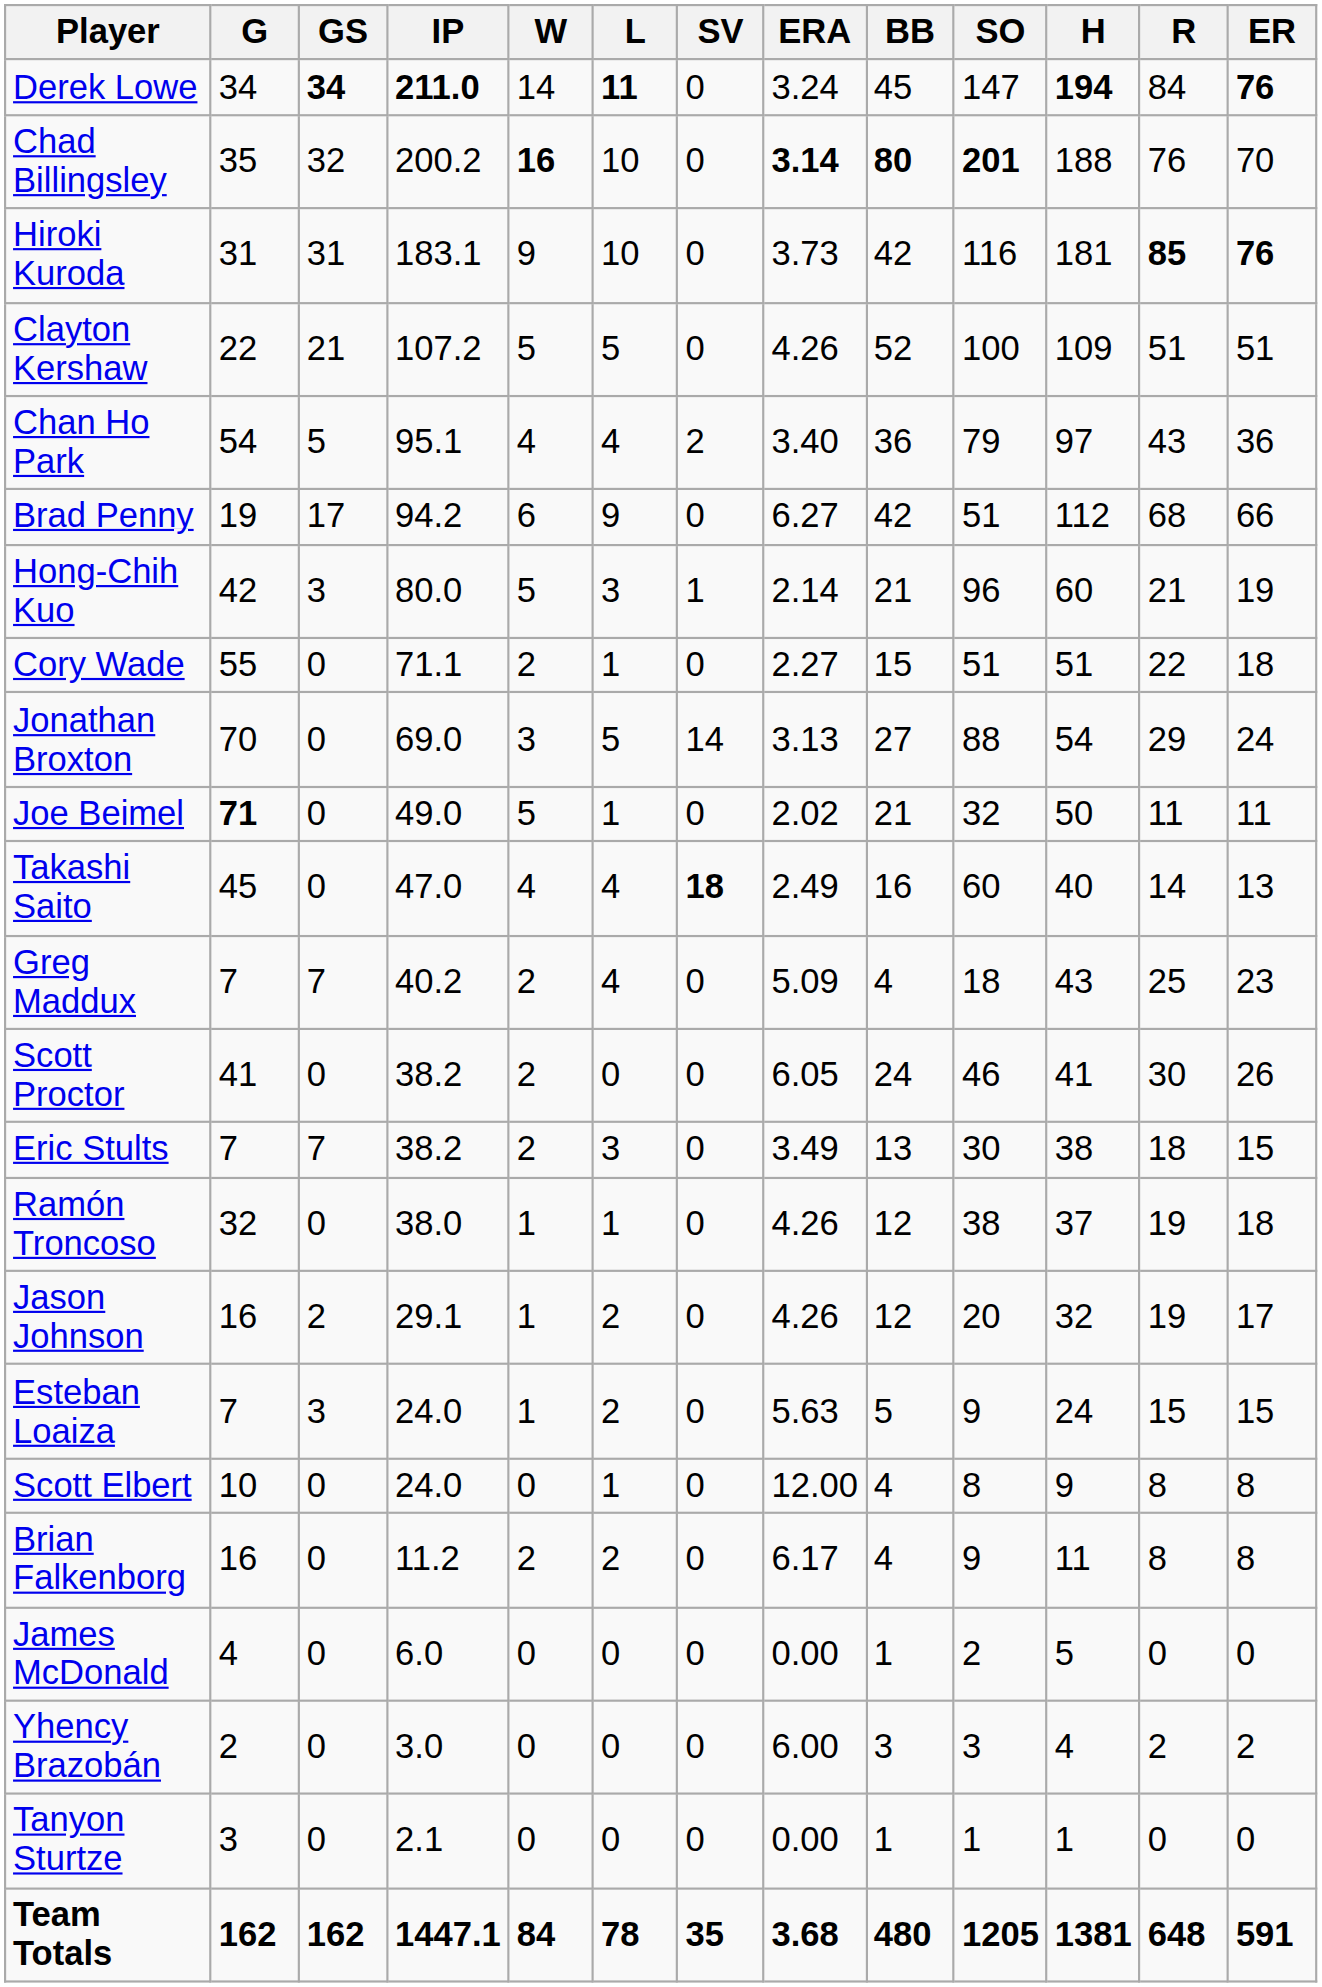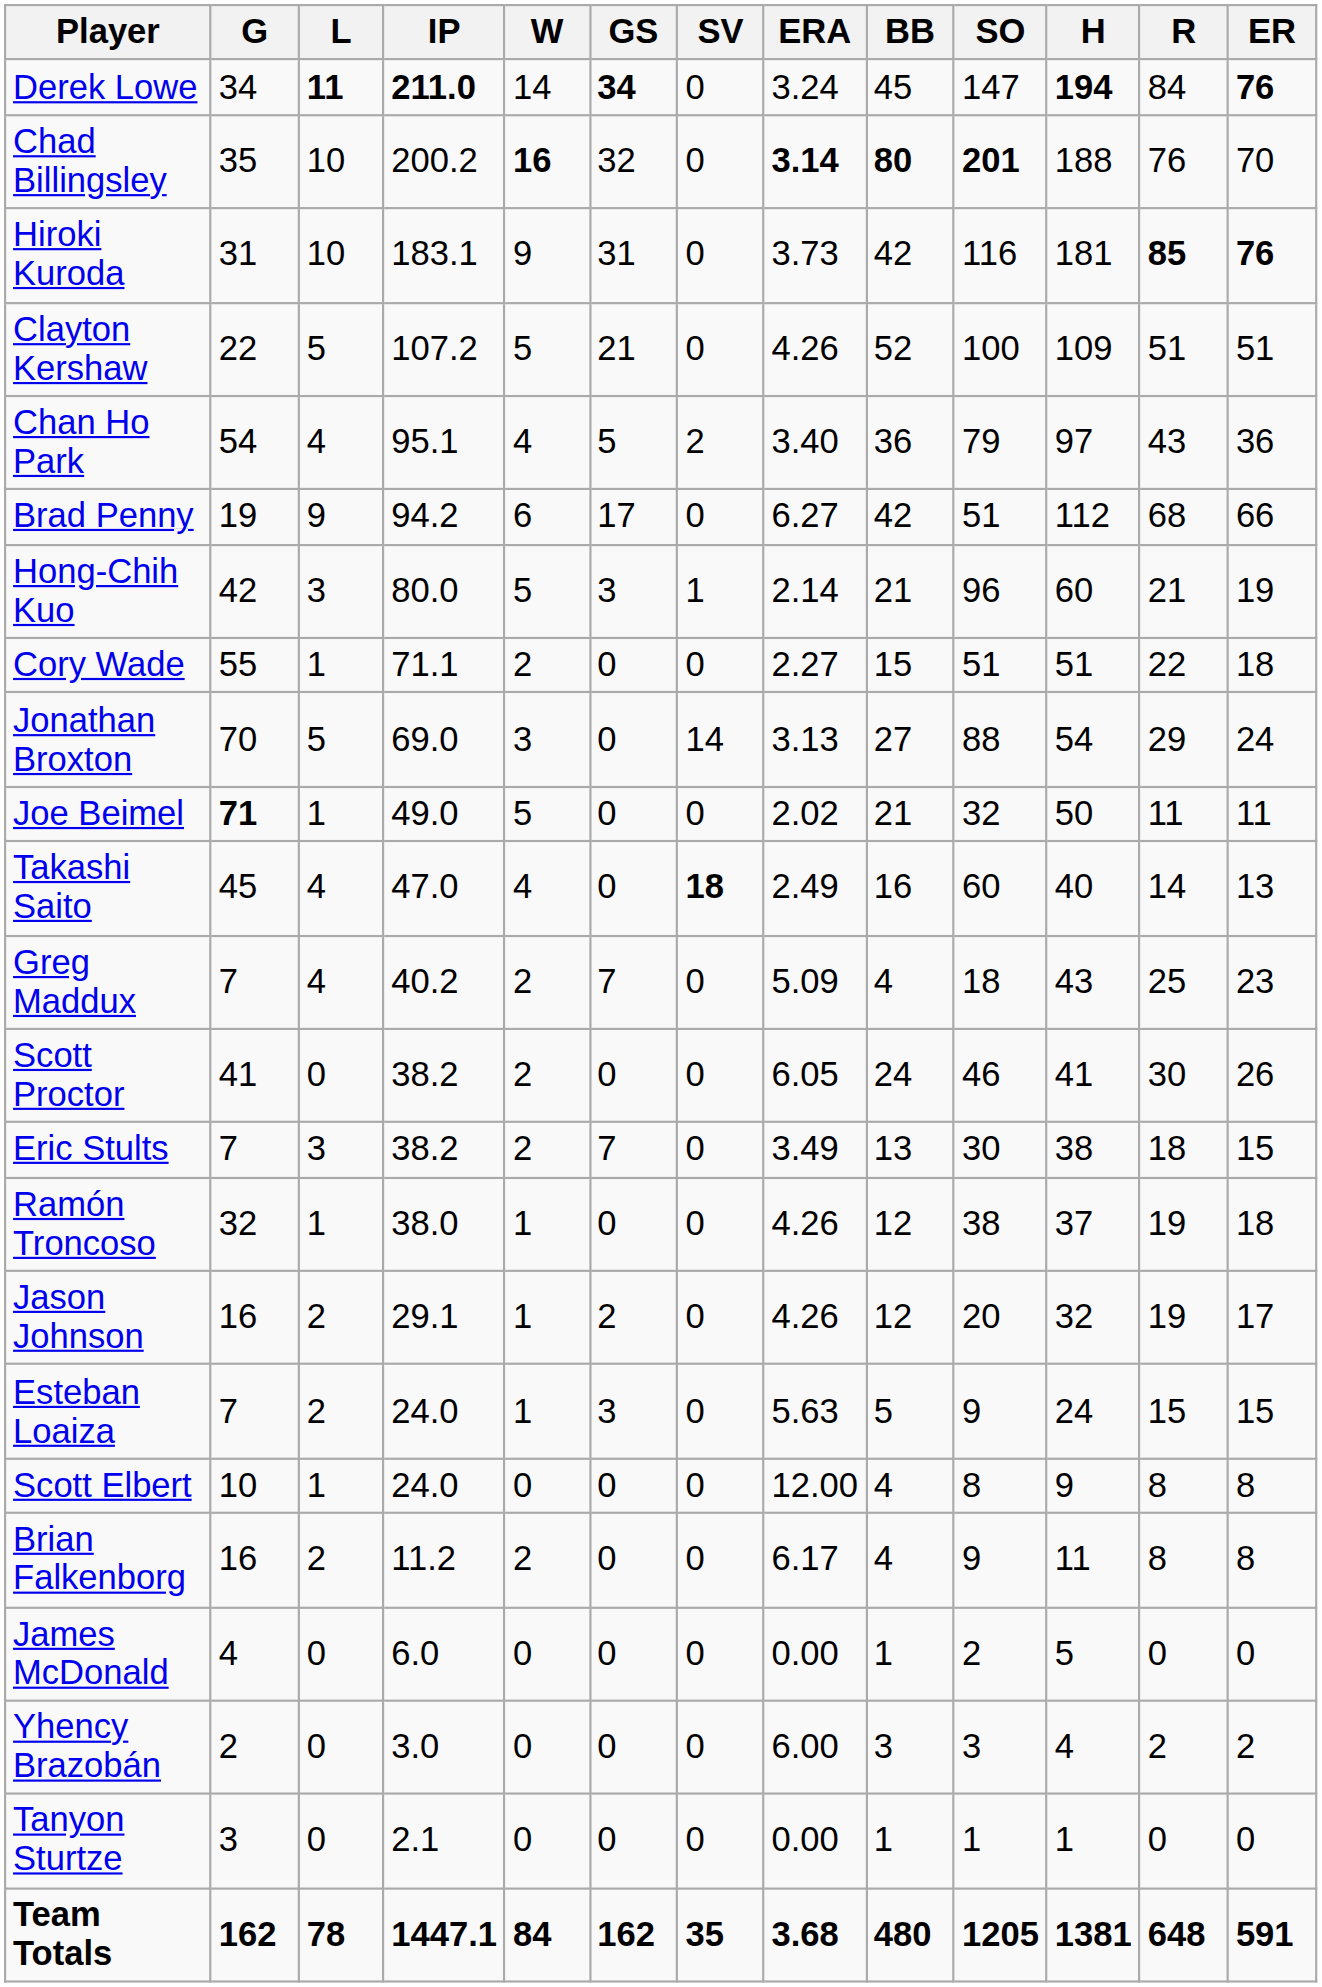columns swapped: (343, 31) <-> (635, 31)
